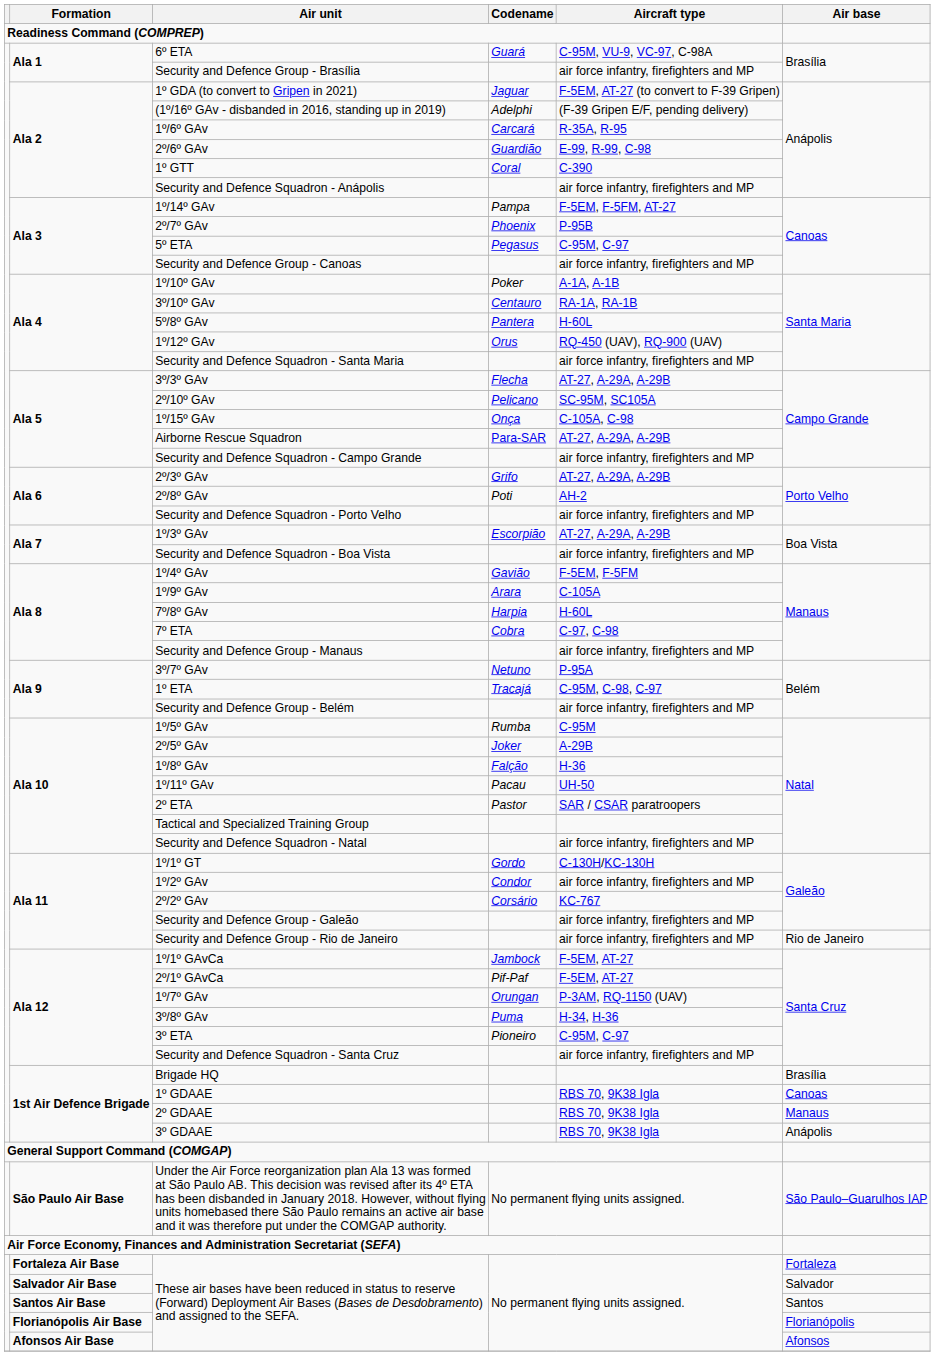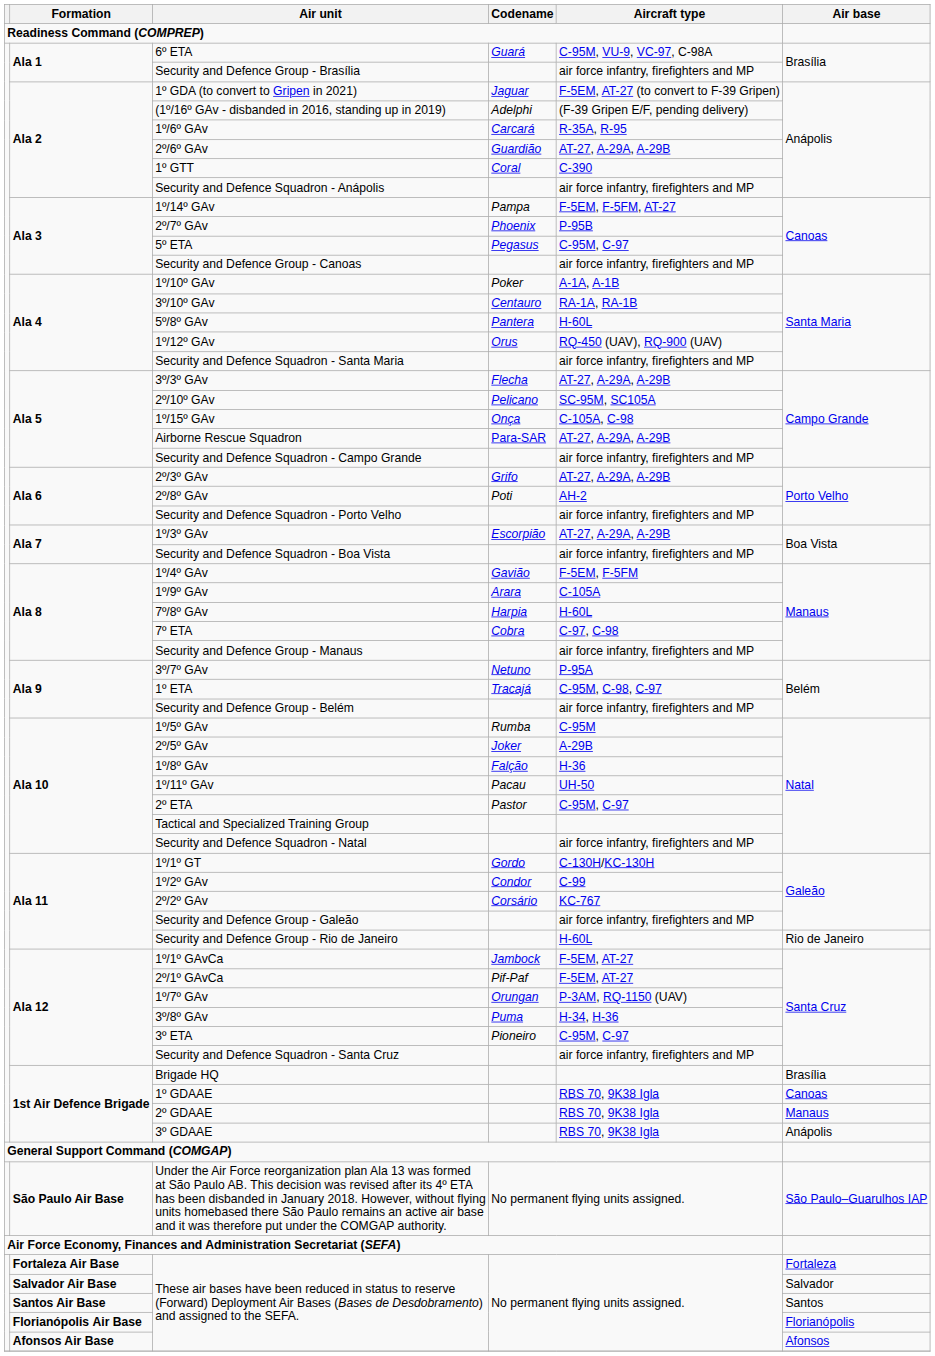(605, 149) E-99, R-99, C-98 -> (615, 149) AT-27, A-29A, A-29B
(630, 804) SAR / CSAR paratroopers -> (594, 804) C-95M, C-97
(657, 881) air force infantry, firefighters and MP -> (572, 881) C-99
(657, 939) air force infantry, firefighters and MP -> (576, 939) H-60L
